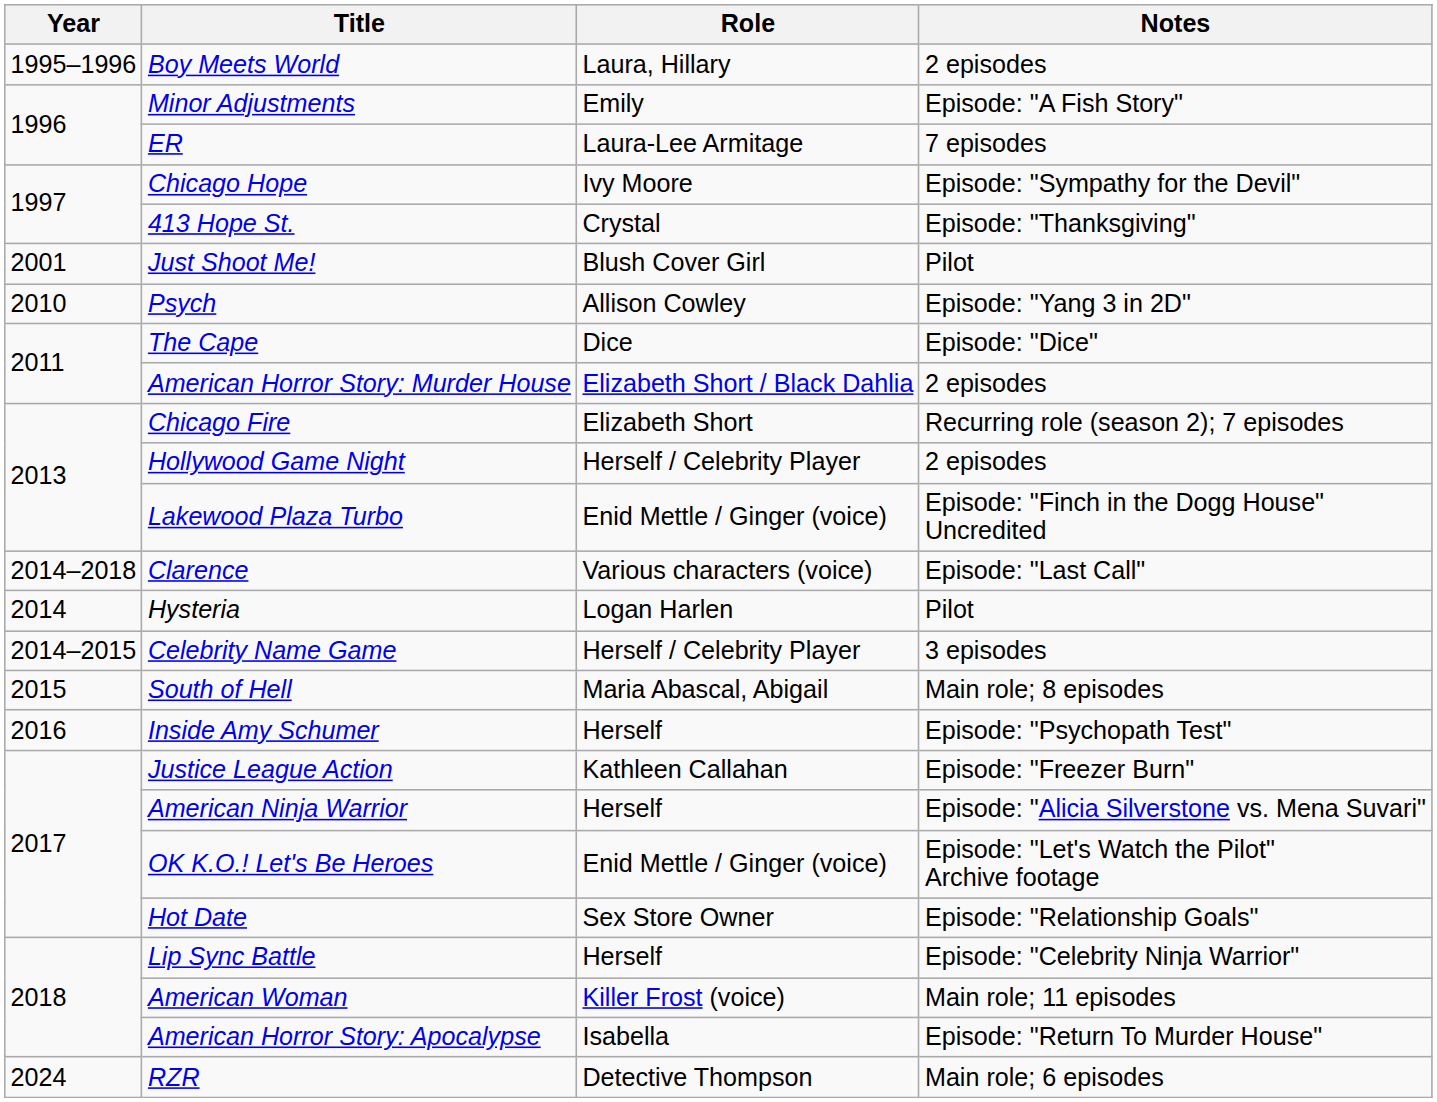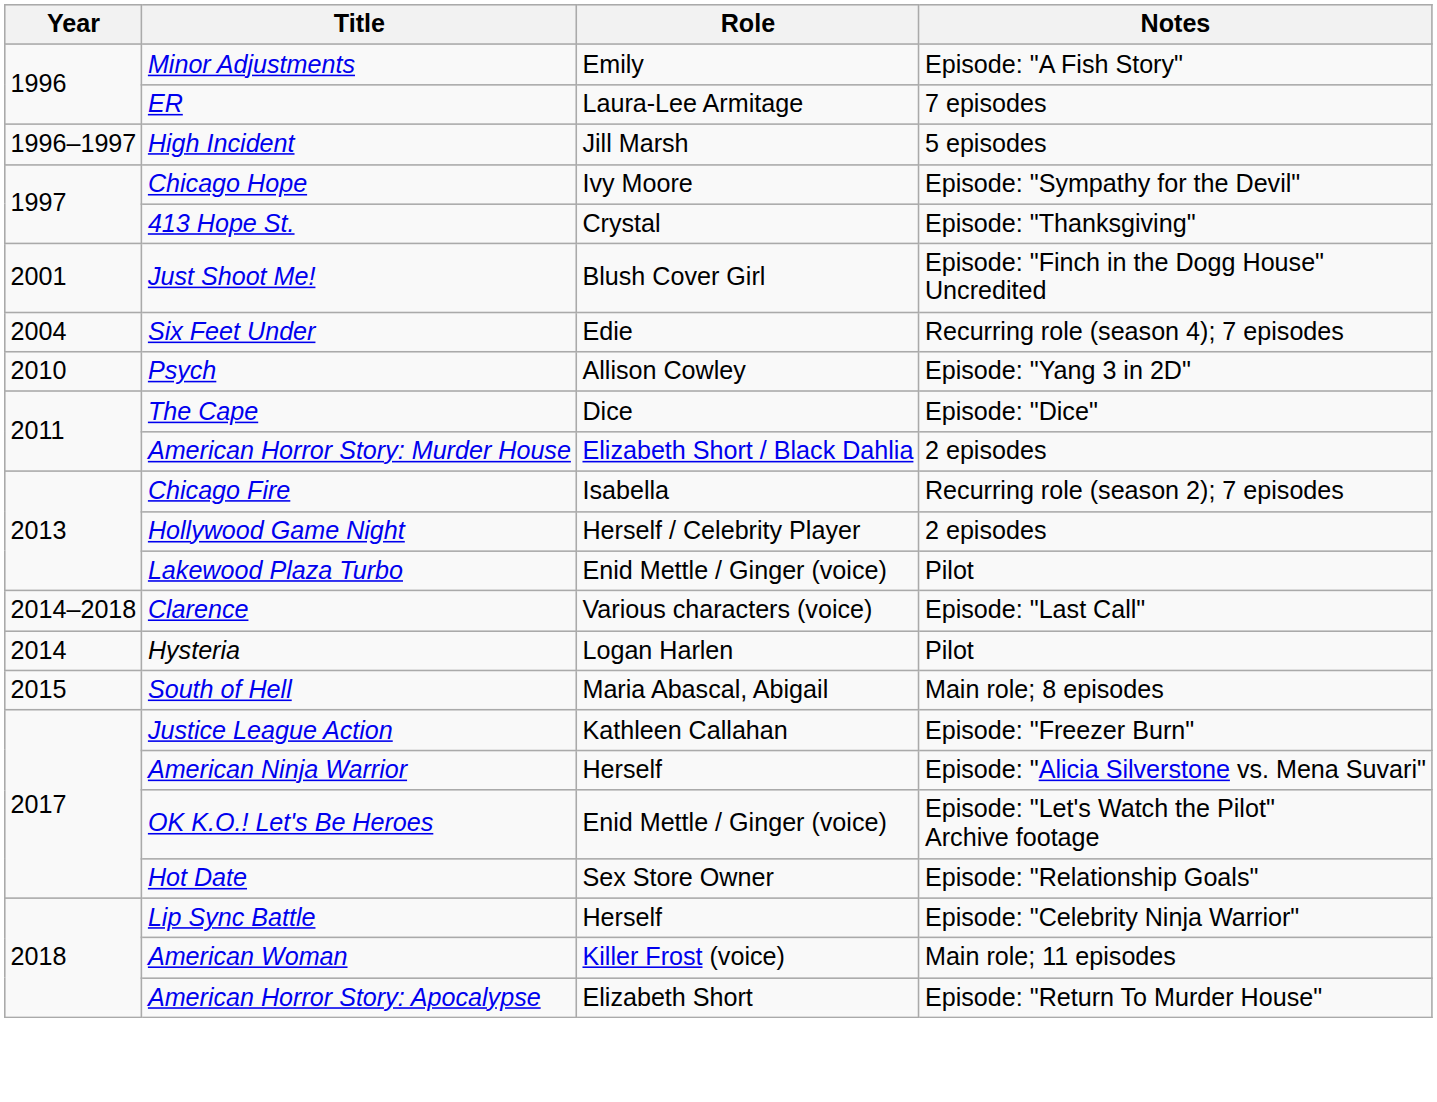- row: (244, 64)
+ row: (221, 143)
(949, 263) Pilot -> (1125, 277) Episode: "Finch in the Dogg House" Uncredited
+ row: (232, 331)
(668, 422) Elizabeth Short -> (626, 490) Isabella
(1125, 516) Episode: "Finch in the Dogg House" Uncredited -> (949, 570) Pilot
- row: (272, 650)
- row: (263, 729)
(626, 1037) Isabella -> (668, 997) Elizabeth Short
- row: (174, 1076)
